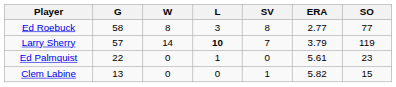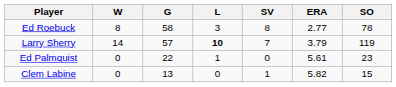columns swapped: (118, 12) <-> (168, 12)
(367, 27) 77 -> (367, 27) 78
